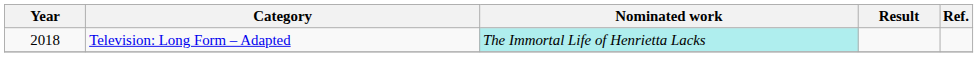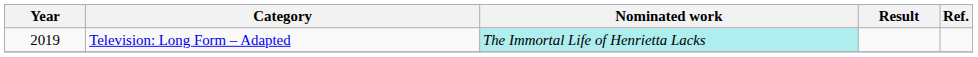(45, 39) 2018 -> (45, 39) 2019
